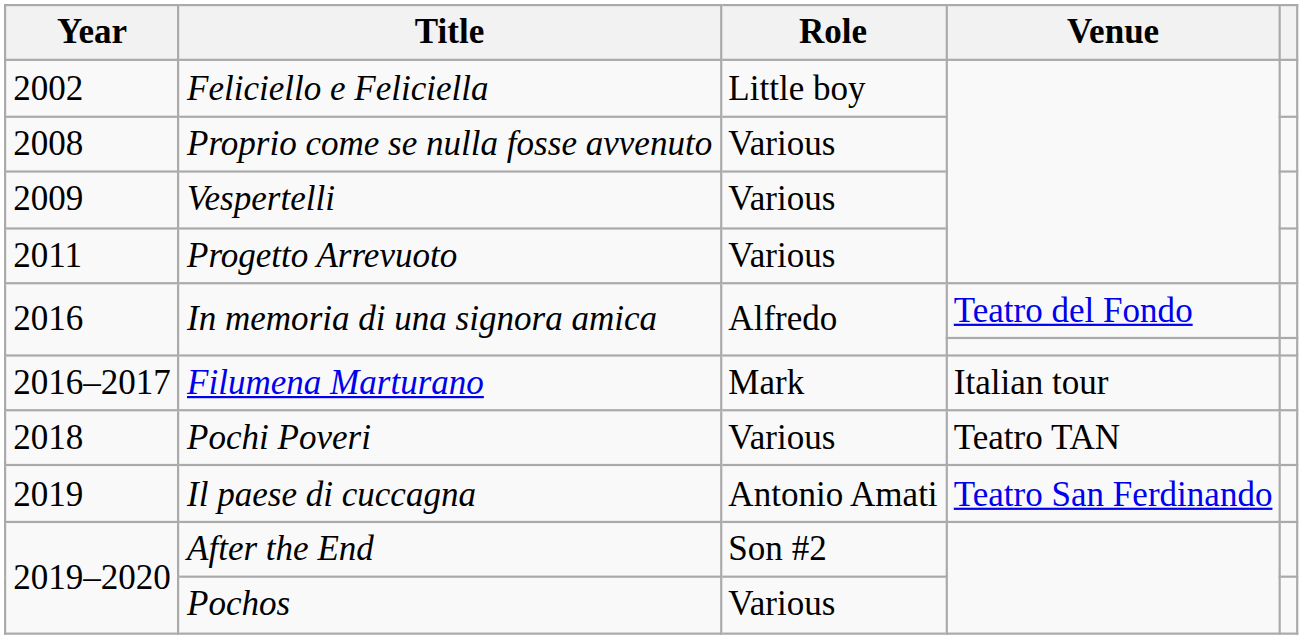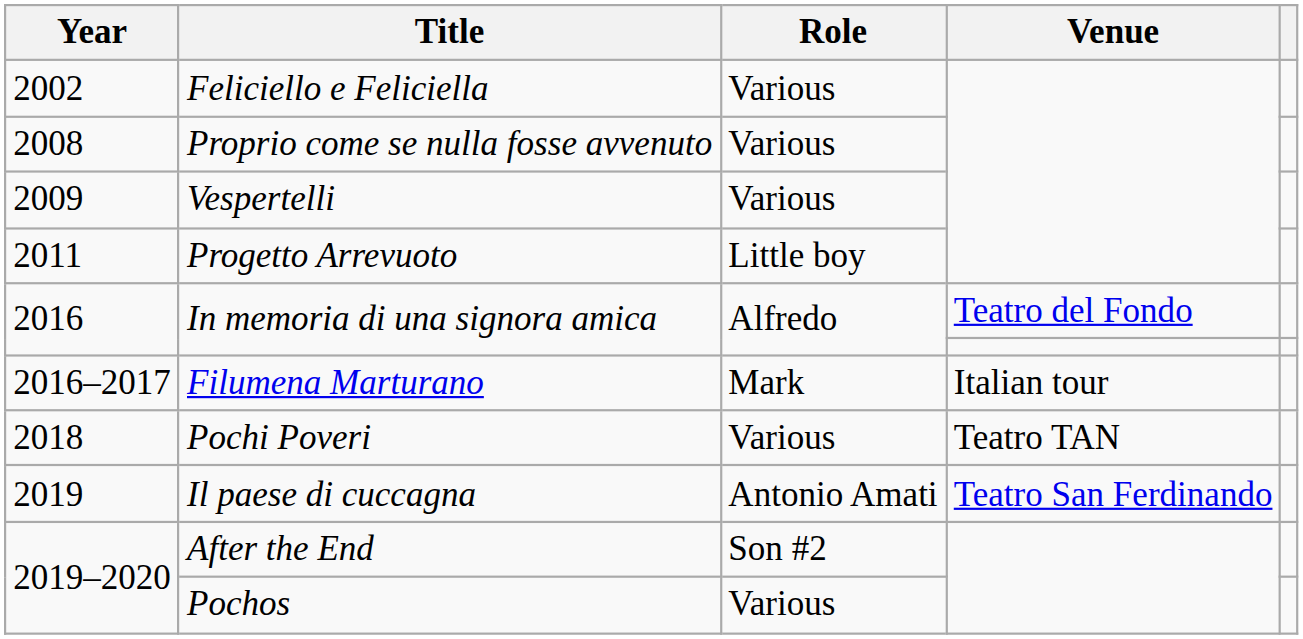(797, 87) Little boy -> (782, 87) Various
(782, 254) Various -> (797, 254) Little boy
